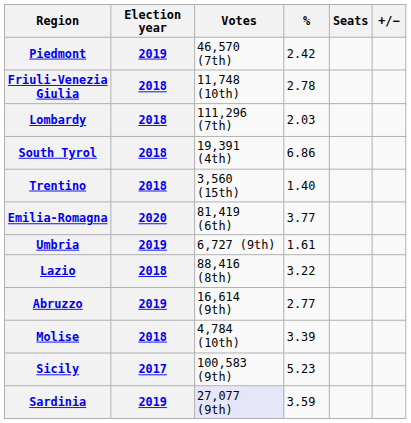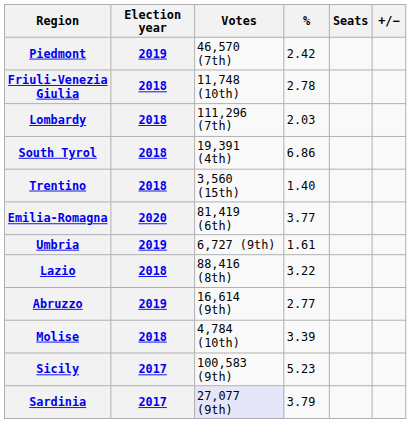(153, 402) 2019 -> (153, 402) 2017
(301, 402) 3.59 -> (301, 402) 3.79
